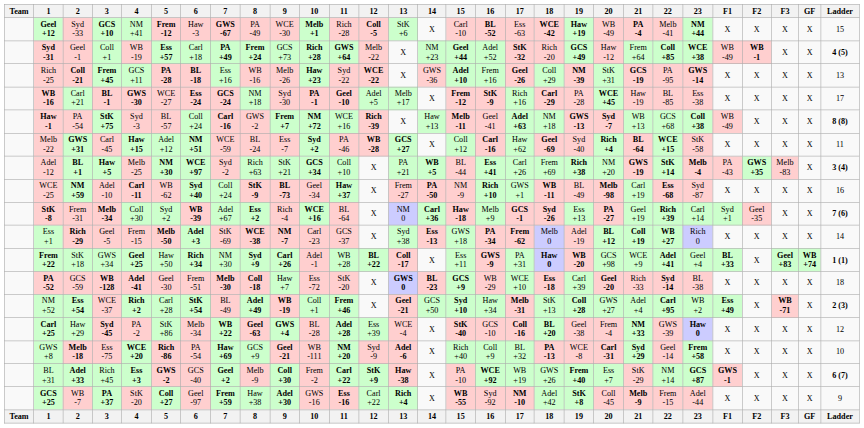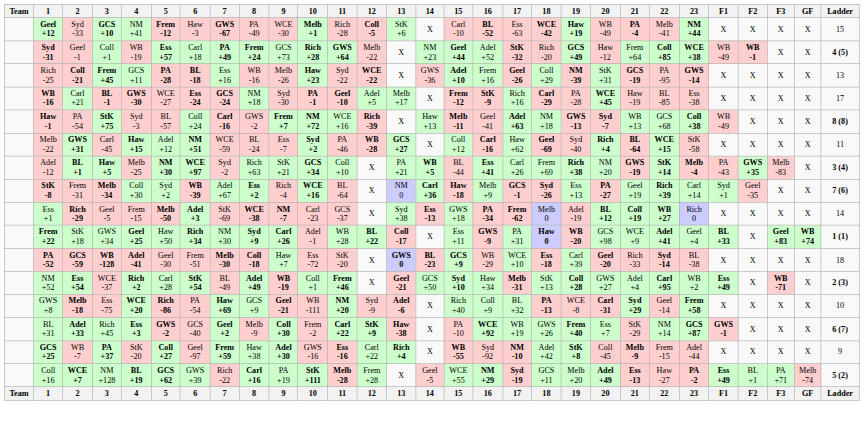- row: (48, 190)
(78, 282) normal -> (78, 259) bold
- row: (48, 328)
+ row: (48, 375)
